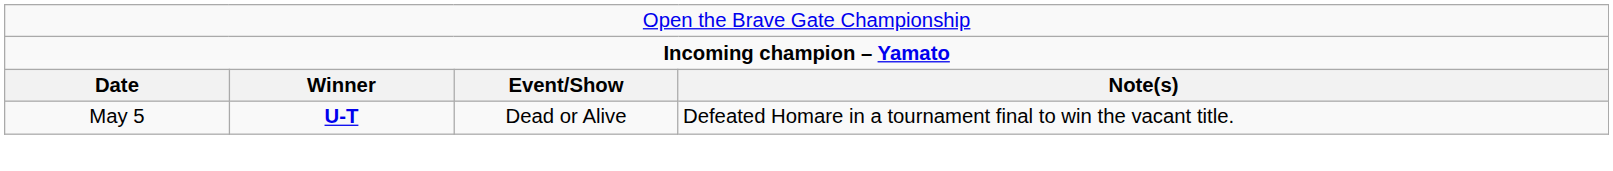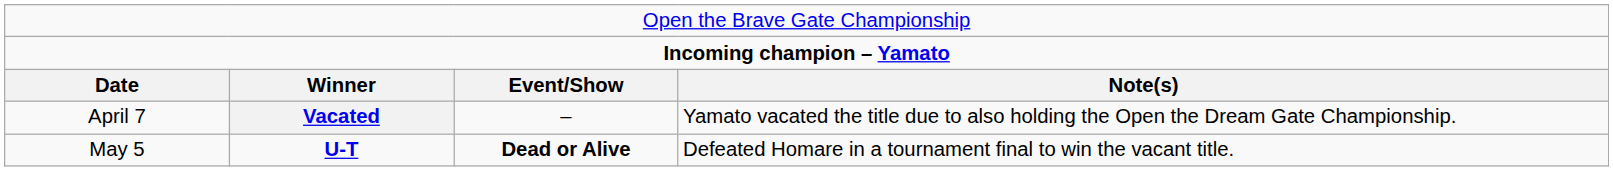+ row: (117, 117)
(566, 117) normal -> (566, 149) bold
